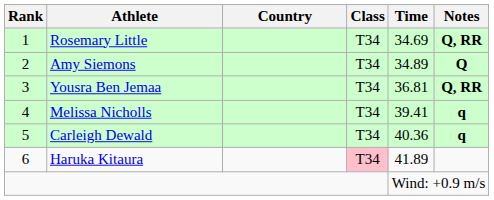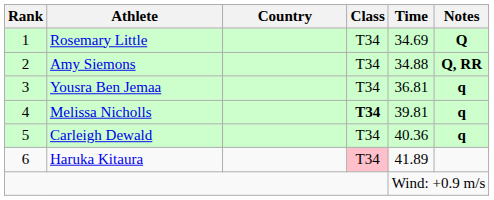(462, 40) Q, RR -> (462, 40) Q
(411, 64) 34.89 -> (411, 64) 34.88
(462, 64) Q -> (462, 64) Q, RR
(462, 87) Q, RR -> (462, 87) q
(368, 111) normal -> (368, 111) bold
(411, 111) 39.41 -> (411, 111) 39.81
